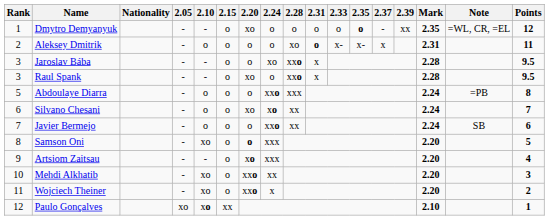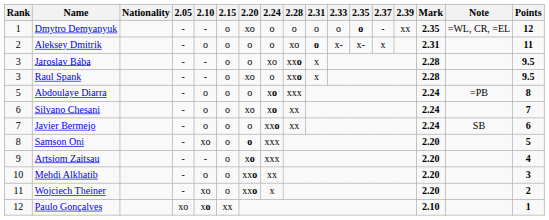(272, 93) xxo -> (272, 93) xo
(205, 174) xo -> (205, 174) o
